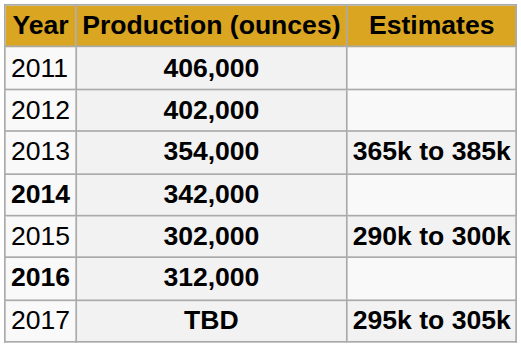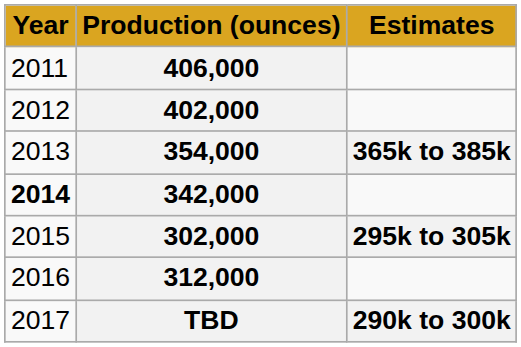(432, 236) 290k to 300k -> (432, 236) 295k to 305k
(40, 278) bold -> (40, 278) normal
(432, 320) 295k to 305k -> (432, 320) 290k to 300k
